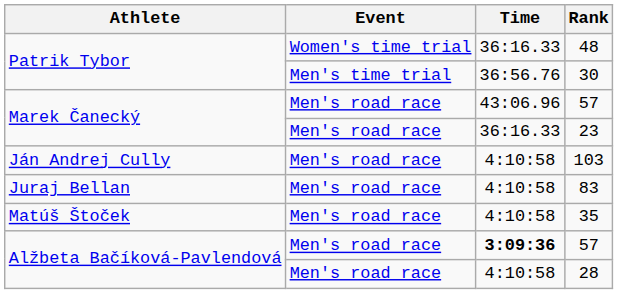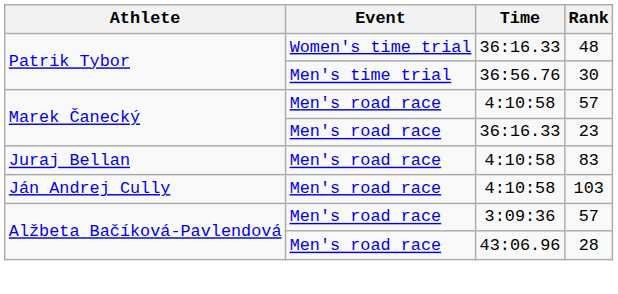(520, 103) 43:06.96 -> (520, 103) 4:10:58
rows swapped: (90, 160) <-> (69, 188)
- row: (69, 217)
(520, 245) bold -> (520, 217) normal
(520, 273) 4:10:58 -> (520, 245) 43:06.96
